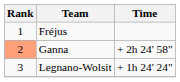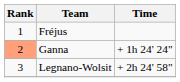(145, 49) + 2h 24' 58" -> (145, 49) + 1h 24' 24"
(145, 67) + 1h 24' 24" -> (145, 67) + 2h 24' 58"
